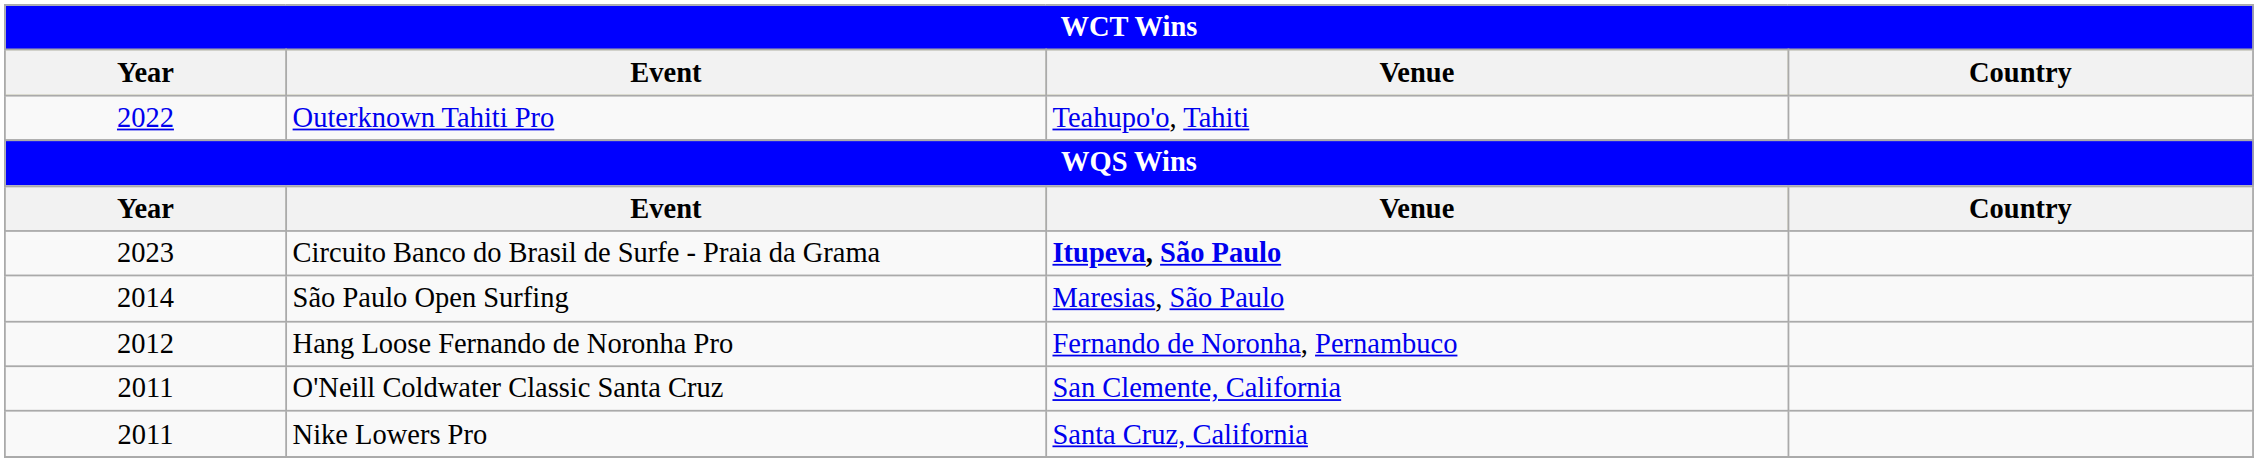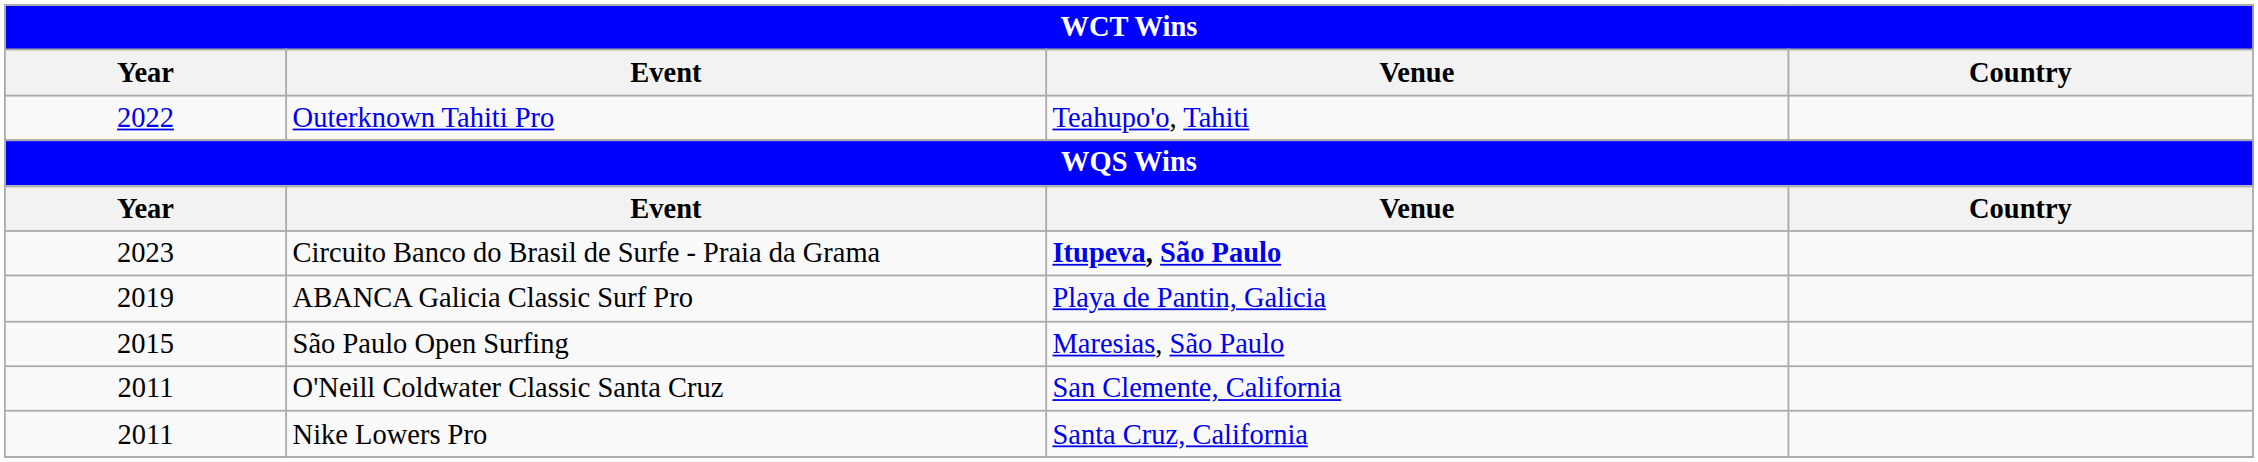+ row: (493, 298)
(145, 298) 2014 -> (145, 343) 2015
- row: (513, 343)
